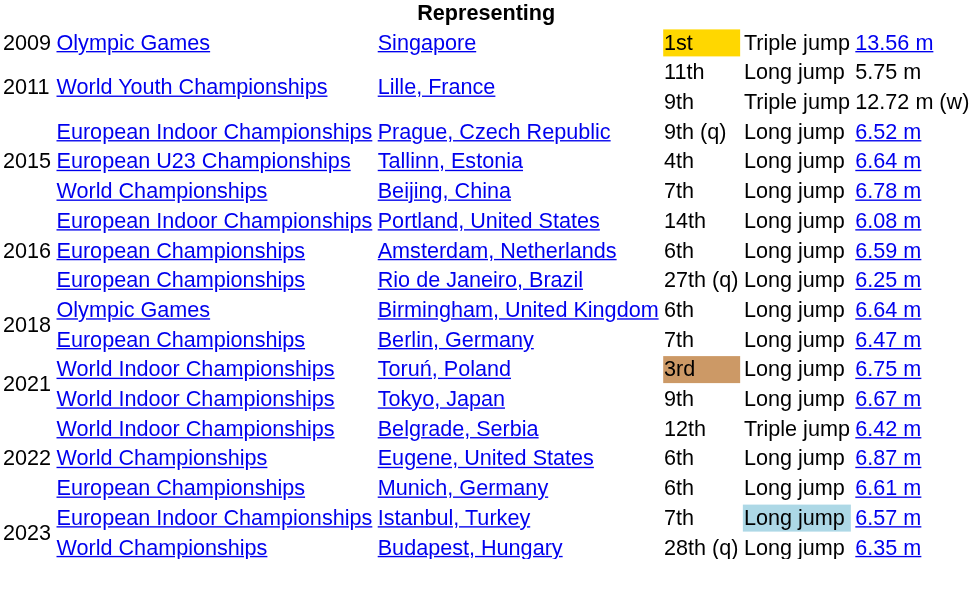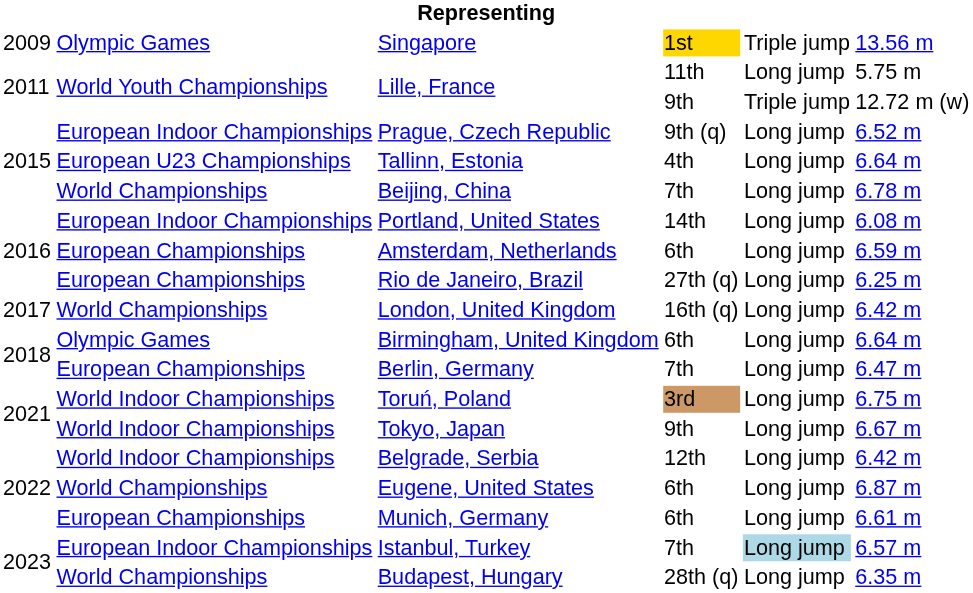+ row: (497, 310)
(797, 428) Triple jump -> (794, 458) Long jump
